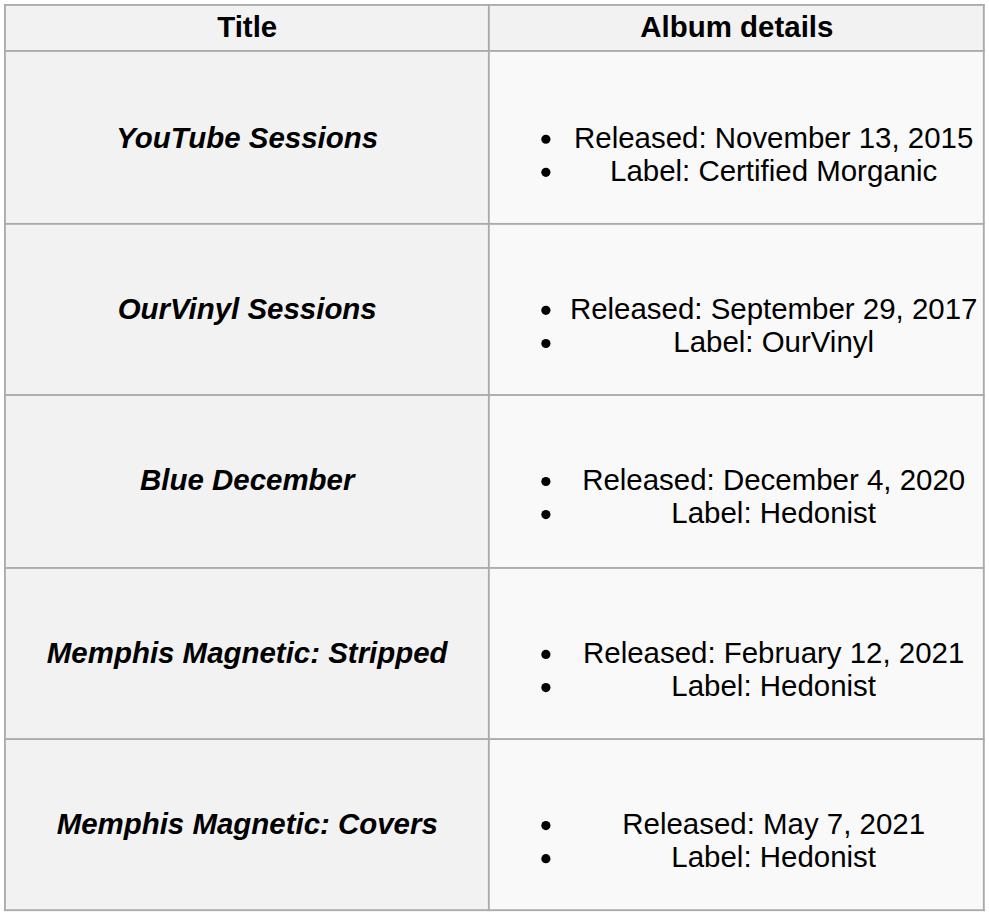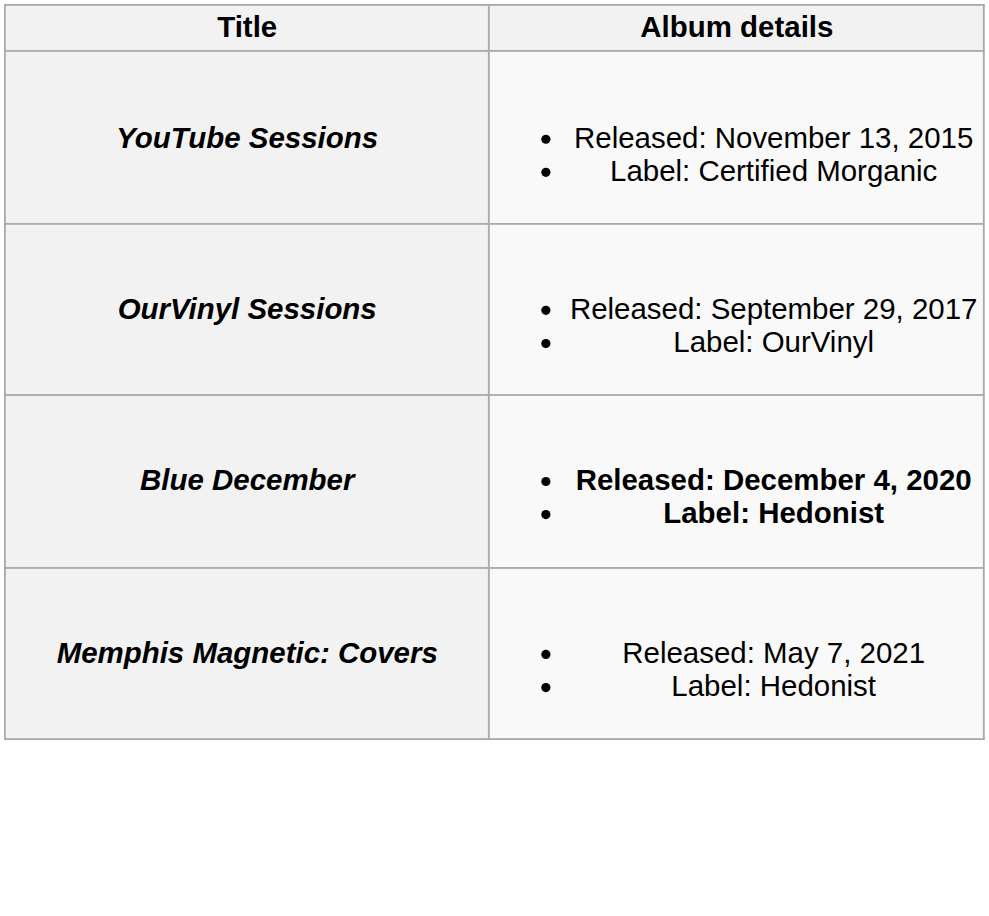(737, 498) normal -> (737, 498) bold
- row: (247, 652)
